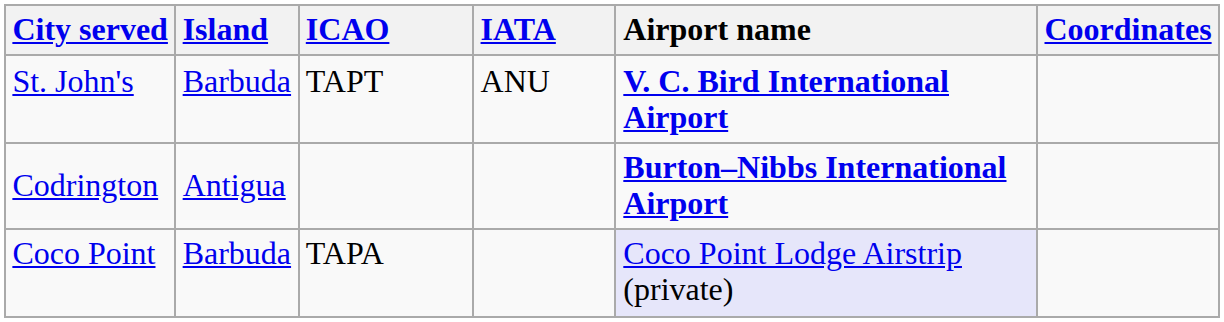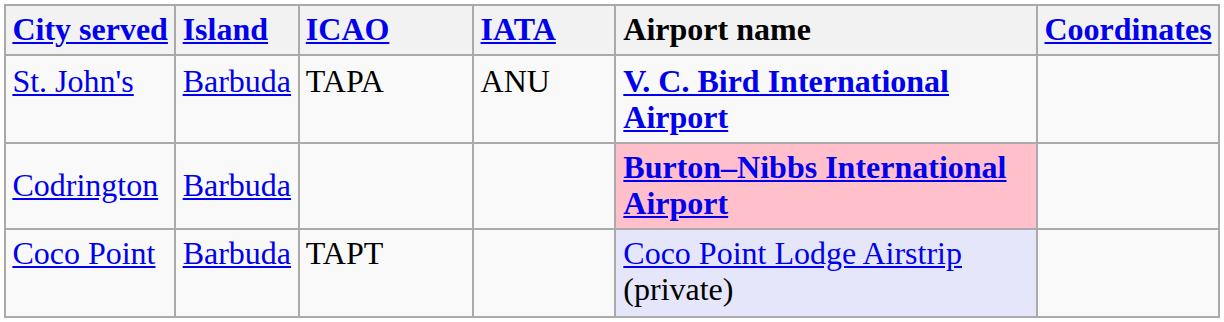(345, 80) TAPT -> (345, 80) TAPA
(234, 185) Antigua -> (237, 185) Barbuda
(815, 185) no background -> (815, 185) pink background
(345, 254) TAPA -> (345, 254) TAPT
